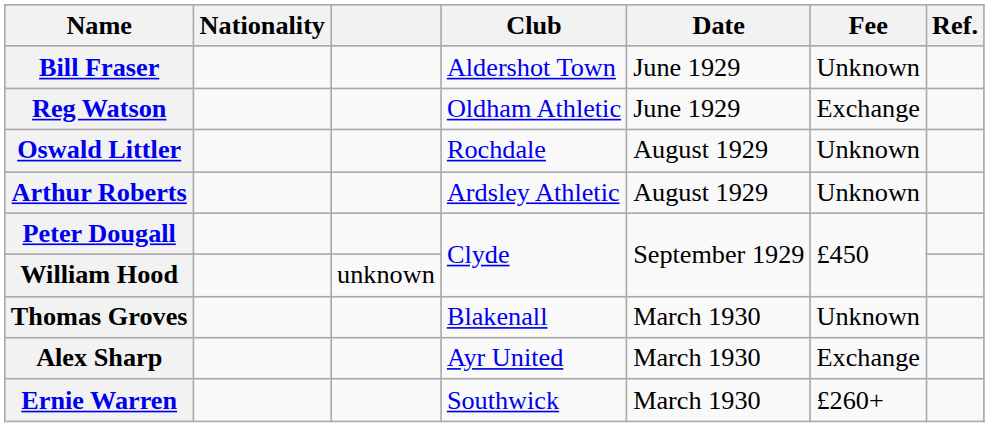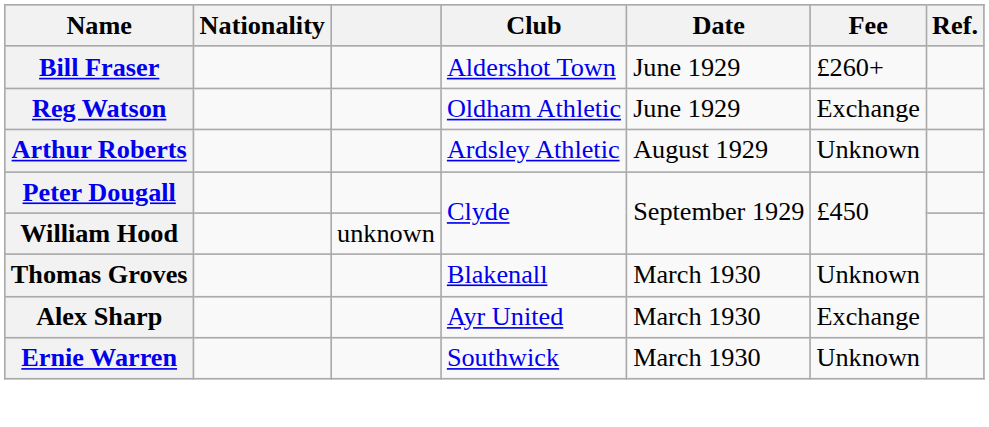(868, 66) Unknown -> (850, 66) £260+
- row: (99, 150)
(850, 399) £260+ -> (868, 358) Unknown
